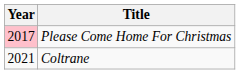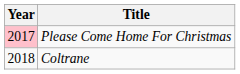(21, 58) 2021 -> (21, 58) 2018
